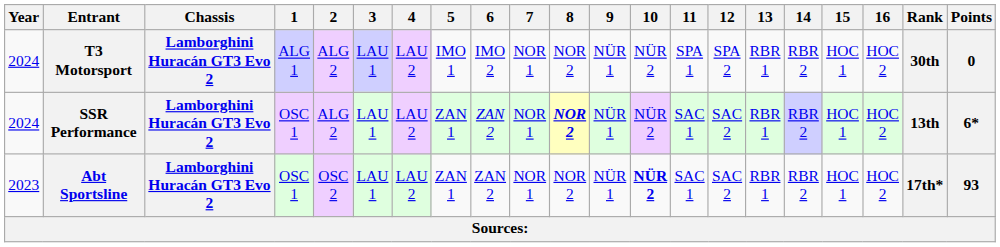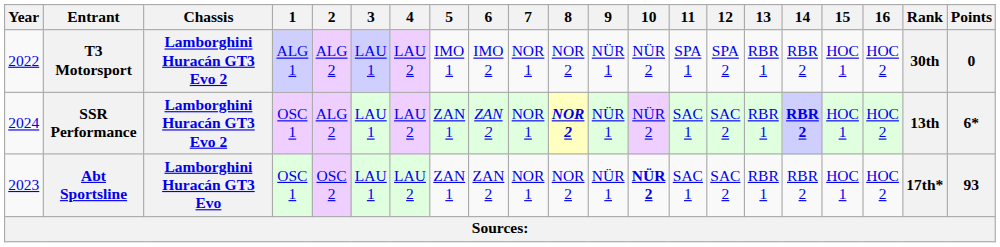(24, 60) 2024 -> (24, 60) 2022
(803, 122) normal -> (802, 122) bold
(209, 184) Lamborghini Huracán GT3 Evo 2 -> (208, 184) Lamborghini Huracán GT3 Evo
